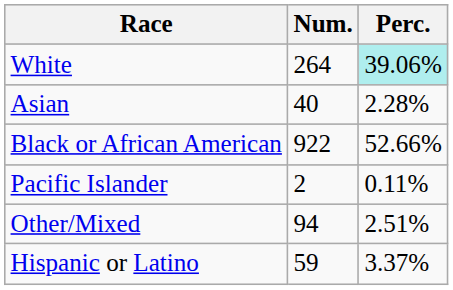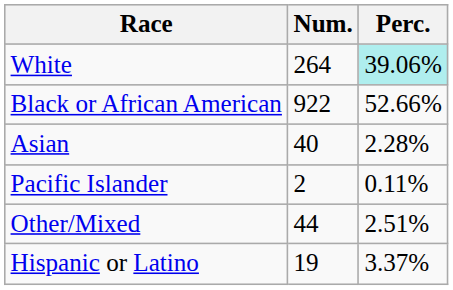rows swapped: (146, 143) <-> (40, 104)
(306, 223) 94 -> (306, 223) 44
(306, 263) 59 -> (306, 263) 19
